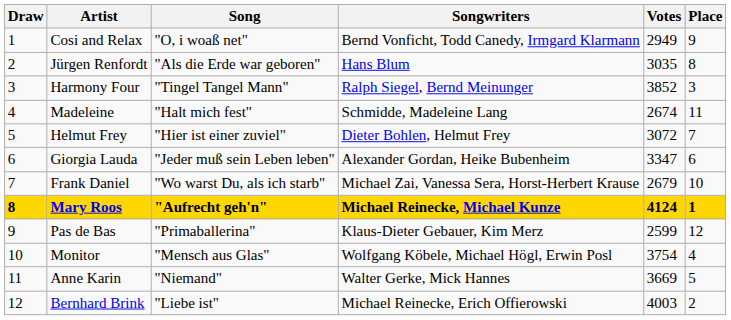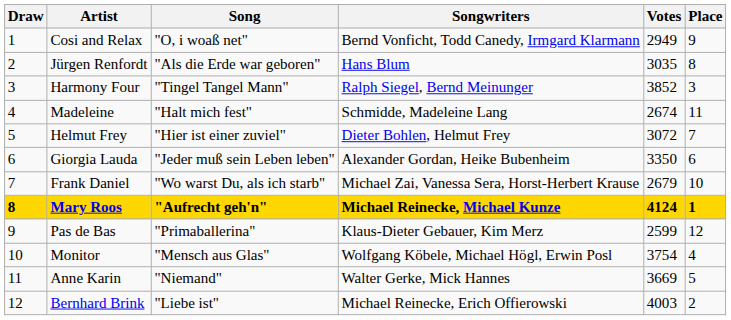(662, 159) 3347 -> (662, 159) 3350
